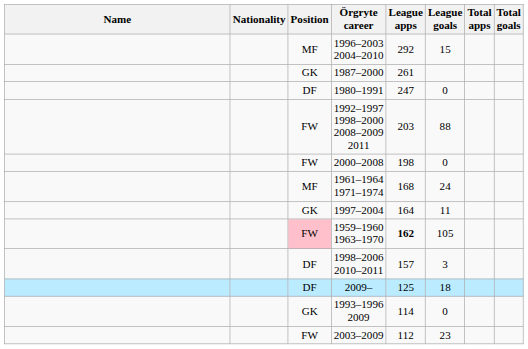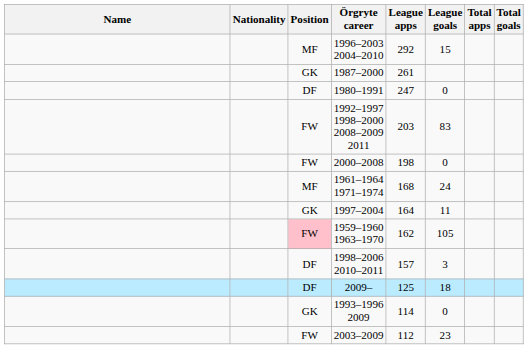(445, 126) 88 -> (445, 126) 83
(406, 234) bold -> (406, 234) normal
